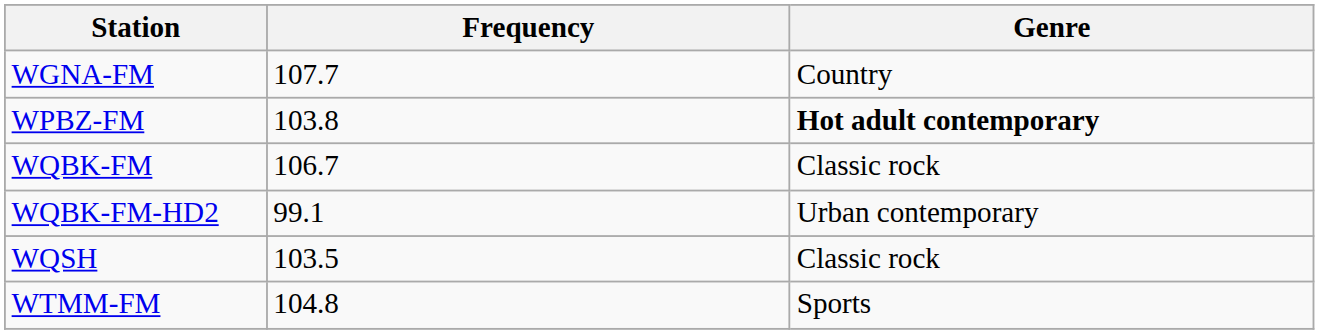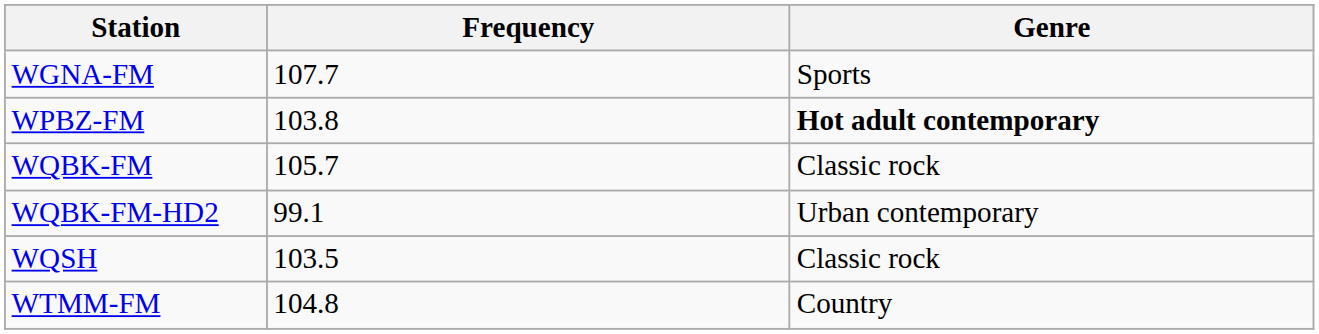(844, 73) Country -> (834, 73) Sports
(306, 166) 106.7 -> (306, 166) 105.7
(834, 304) Sports -> (844, 304) Country
